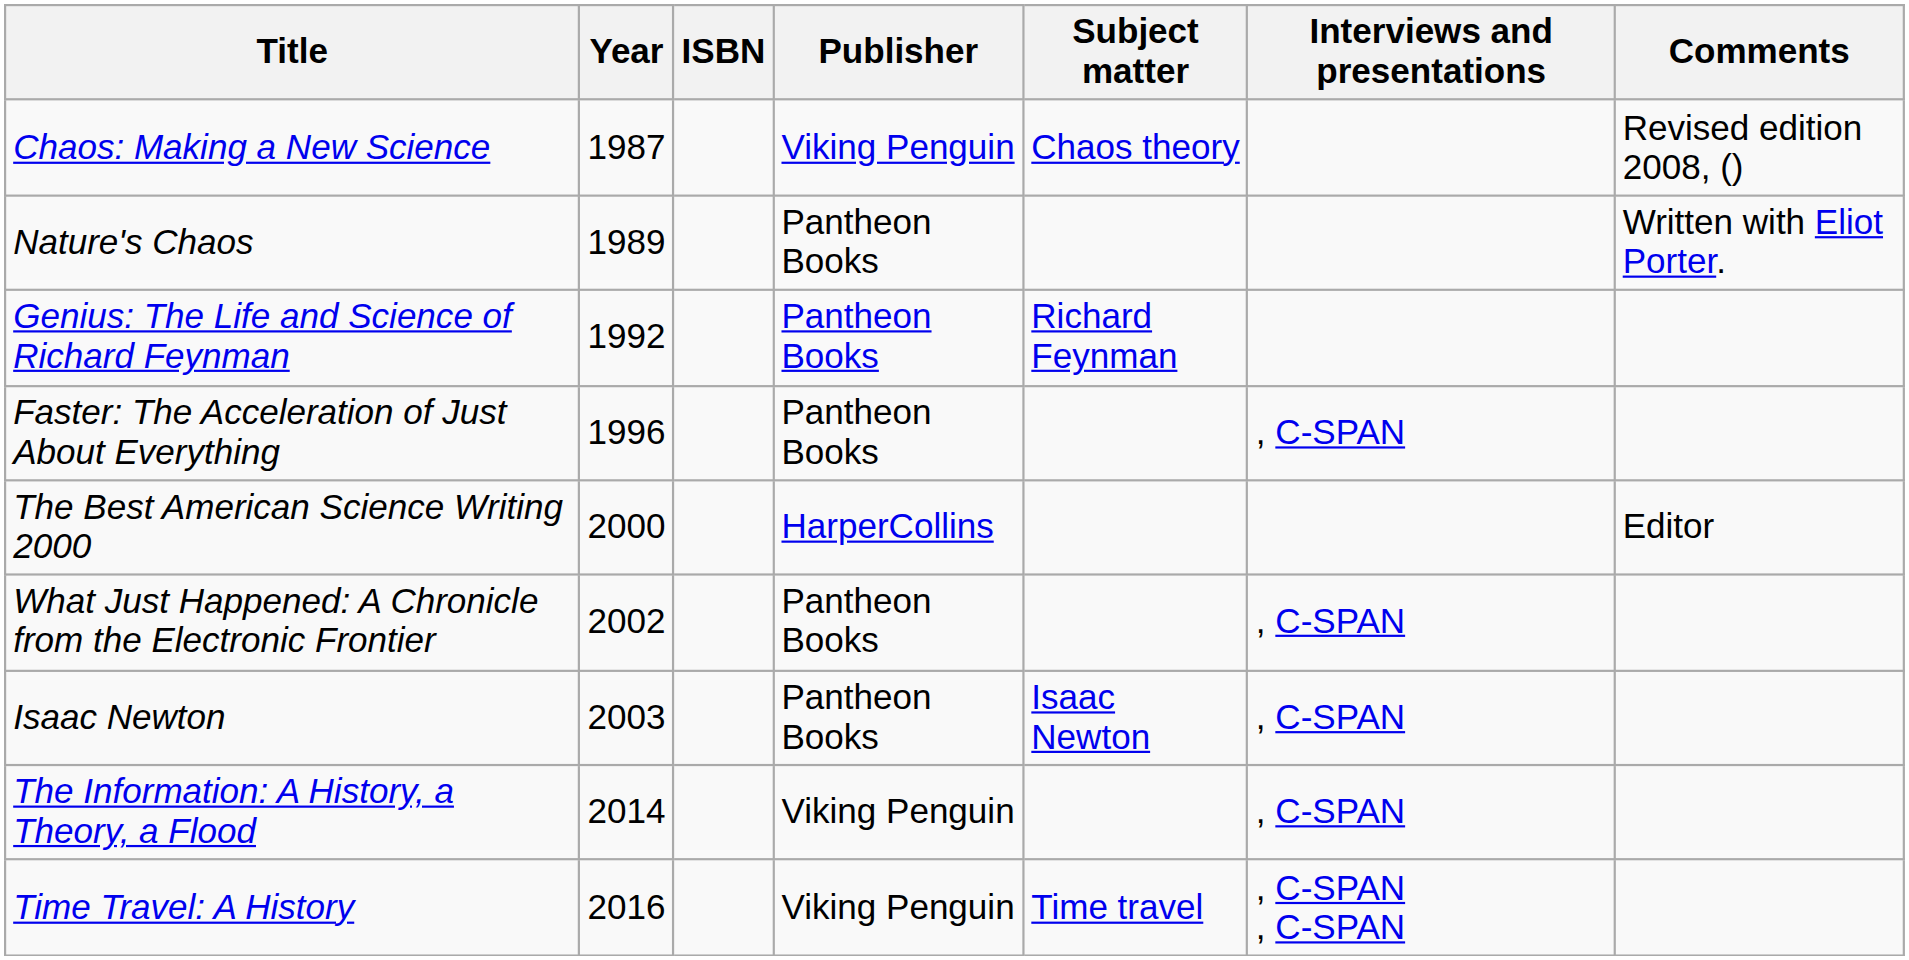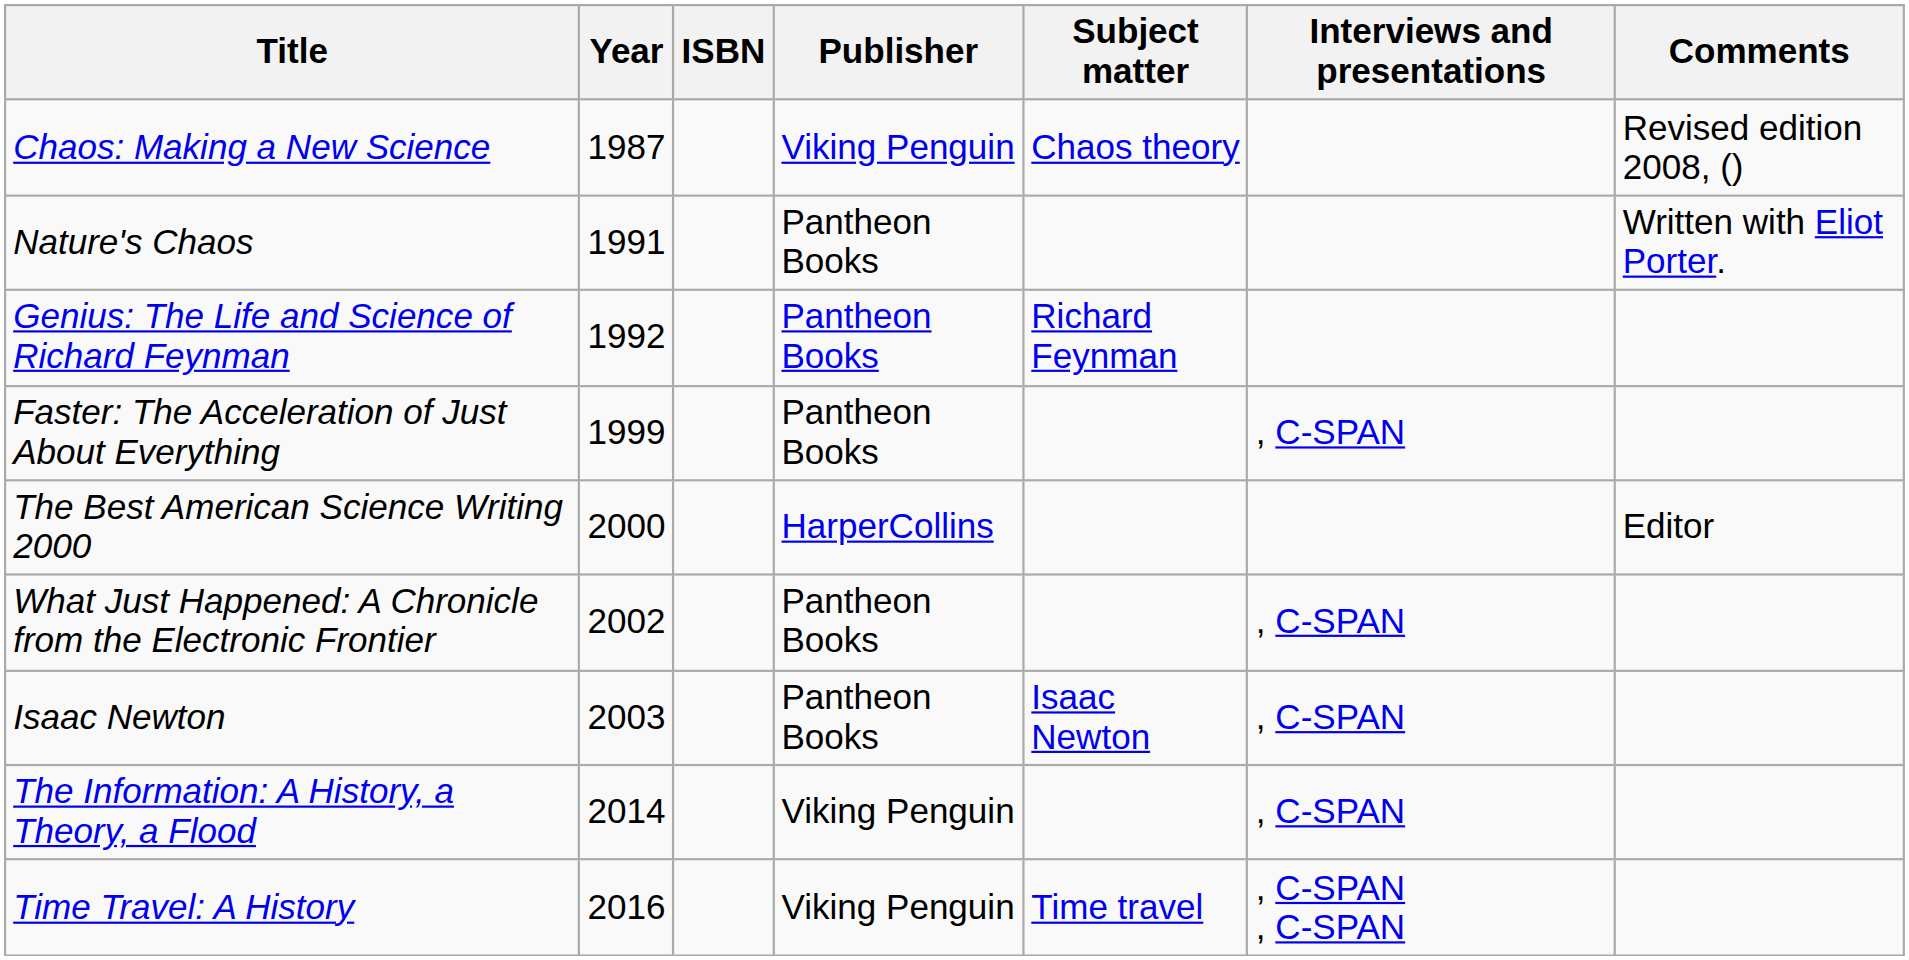(626, 241) 1989 -> (626, 241) 1991
(626, 431) 1996 -> (626, 431) 1999
